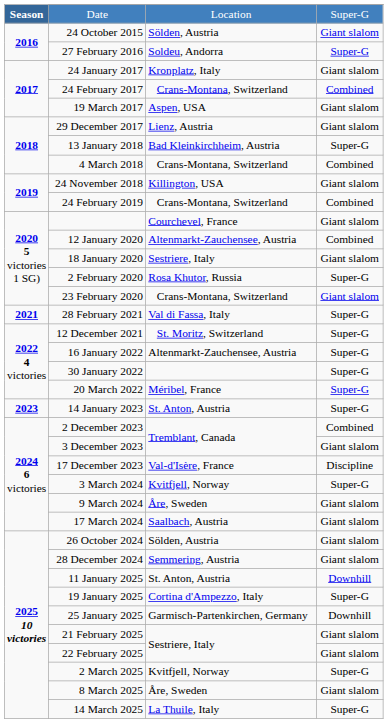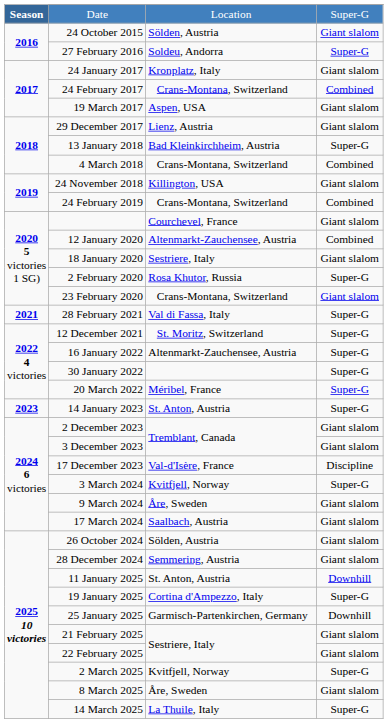(350, 427) Combined -> (350, 427) Giant slalom
